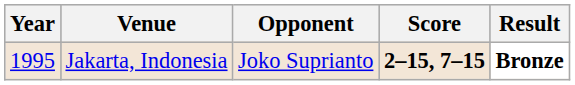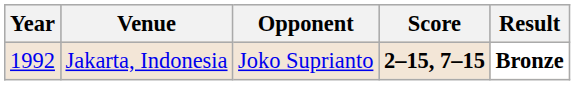(32, 60) 1995 -> (32, 60) 1992
